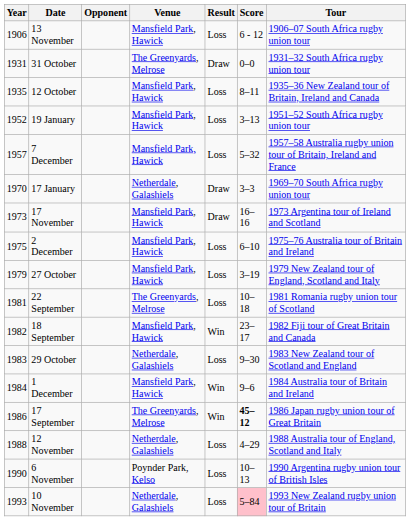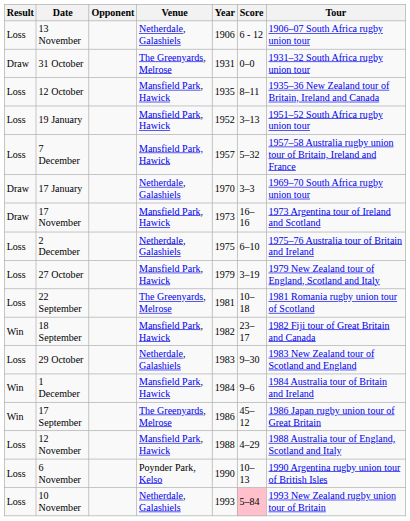columns swapped: (17, 12) <-> (221, 12)
(164, 35) Mansfield Park, Hawick -> (162, 35) Netherdale, Galashiels
(164, 246) Mansfield Park, Hawick -> (162, 246) Netherdale, Galashiels
(247, 416) bold -> (247, 416) normal
(155, 445) Netherdale, Galashiels -> (171, 445) Mansfield Park, Hawick
